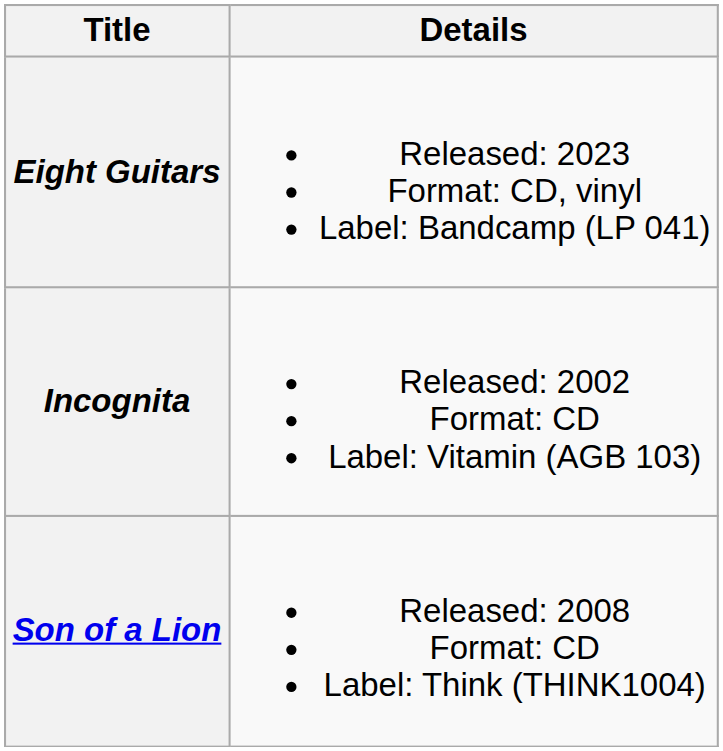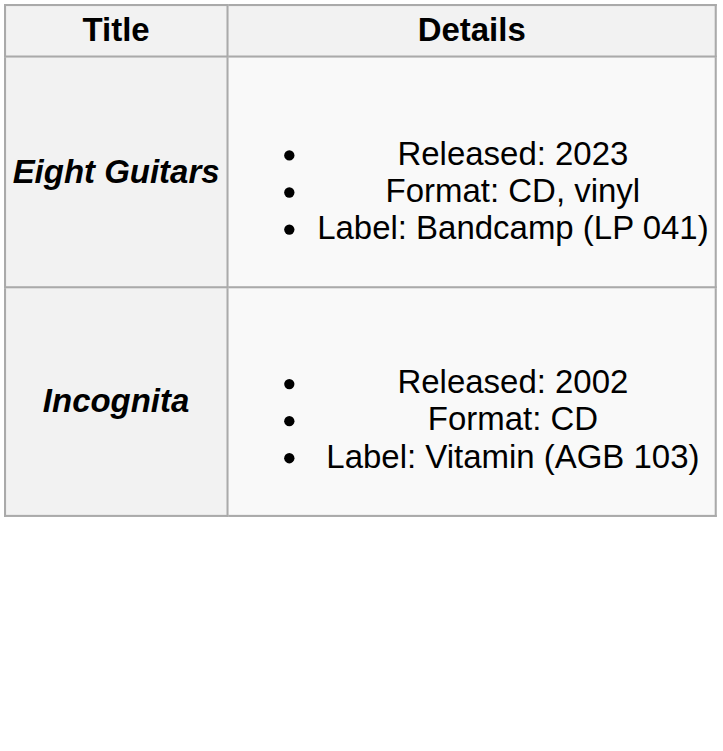- row: (117, 630)
